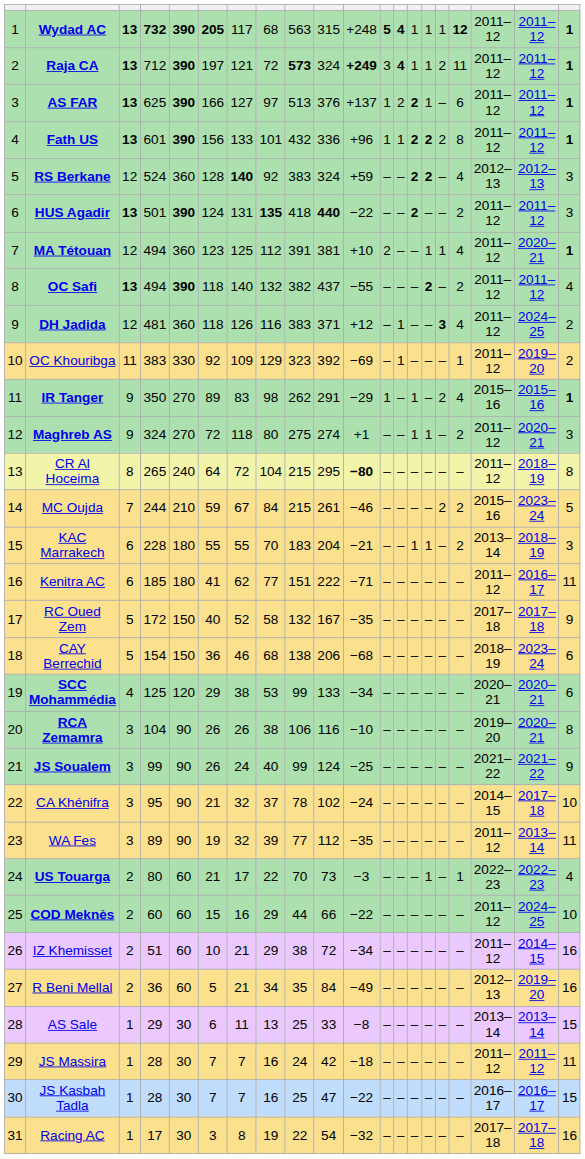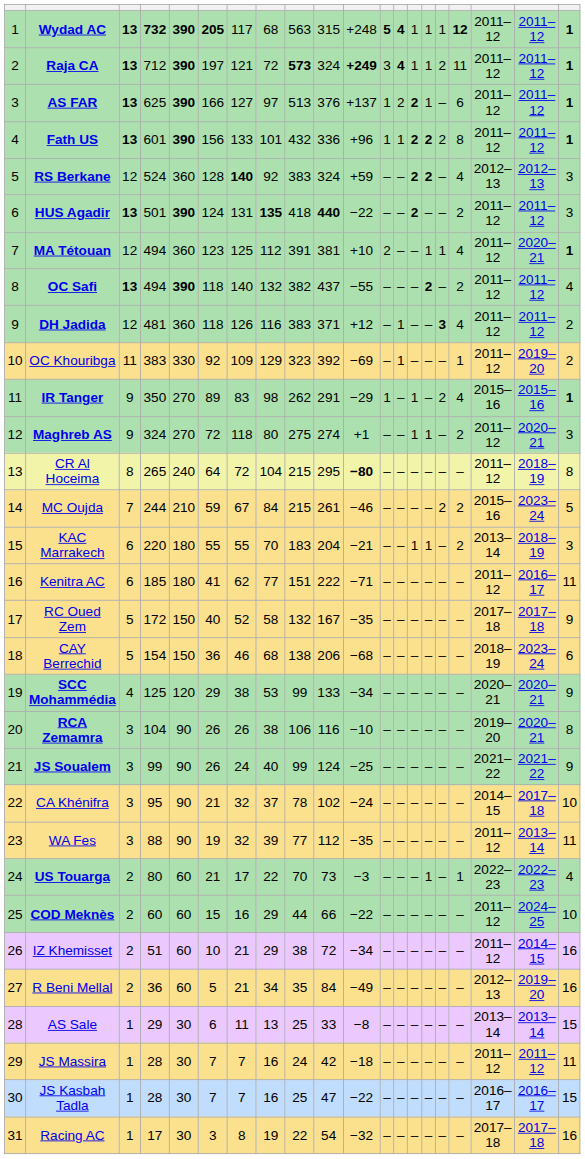(537, 324) 2024–25 -> (537, 324) 2011–12
(155, 545) 228 -> (155, 545) 220
(570, 692) 6 -> (570, 692) 9
(155, 840) 89 -> (155, 840) 88
